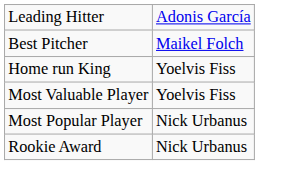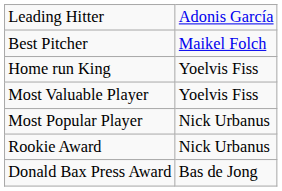+ row: (90, 172)
